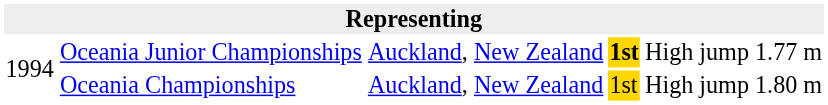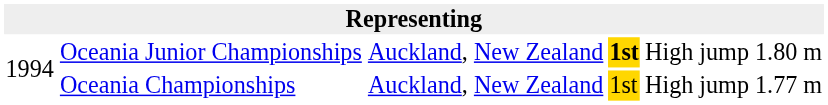(789, 52) 1.77 m -> (789, 52) 1.80 m
(789, 85) 1.80 m -> (789, 85) 1.77 m
